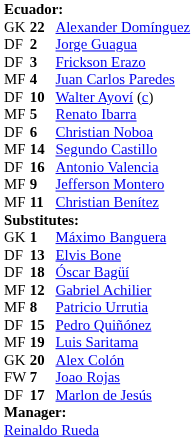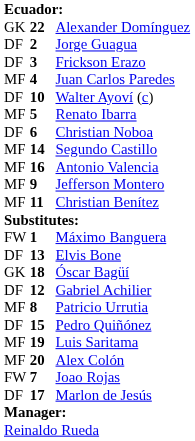(13, 167) DF -> (15, 167) MF
(15, 237) GK -> (15, 237) FW
(13, 272) DF -> (15, 272) GK
(15, 289) MF -> (13, 289) DF
(15, 359) GK -> (15, 359) MF
